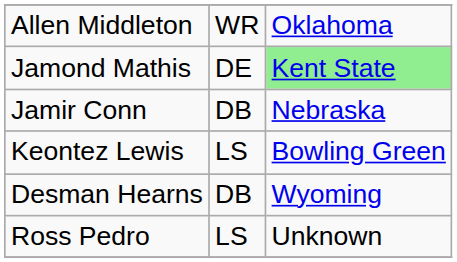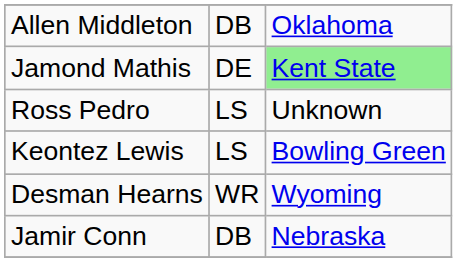(237, 25) WR -> (234, 25) DB
rows swapped: (79, 109) <-> (80, 236)
(234, 194) DB -> (237, 194) WR
